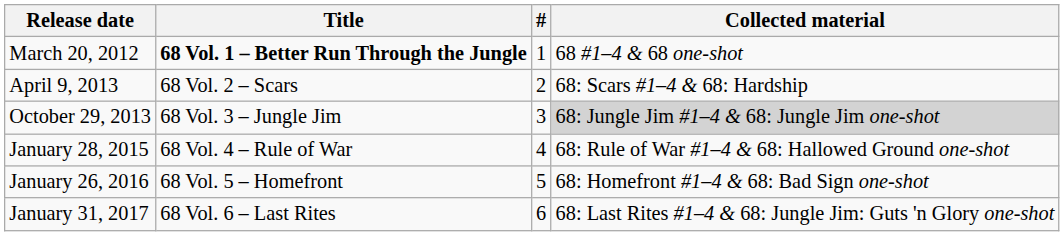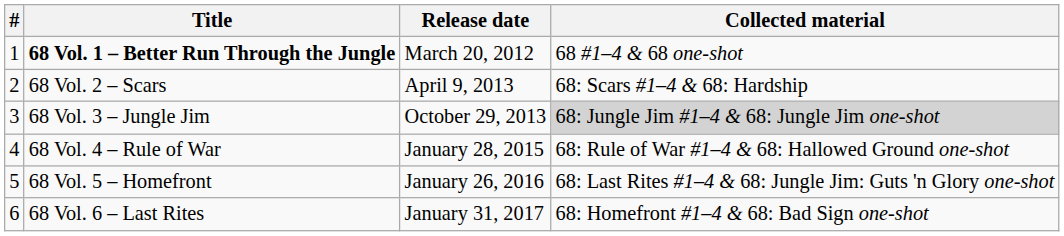columns swapped: (541, 20) <-> (80, 20)
(742, 181) 68: Homefront #1–4 & 68: Bad Sign one-shot -> (805, 181) 68: Last Rites #1–4 & 68: Jungle Jim: Guts 'n Glory one-shot
(805, 213) 68: Last Rites #1–4 & 68: Jungle Jim: Guts 'n Glory one-shot -> (742, 213) 68: Homefront #1–4 & 68: Bad Sign one-shot
